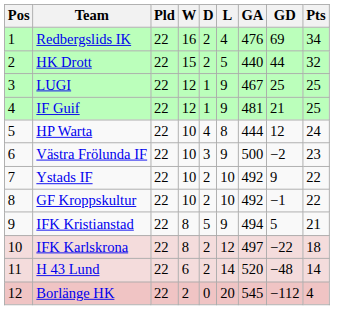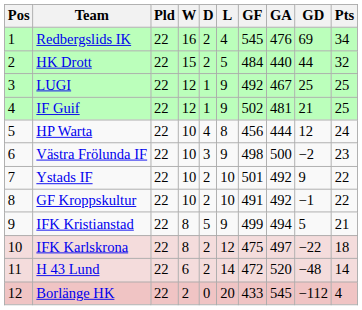+ column: (252, 16)
